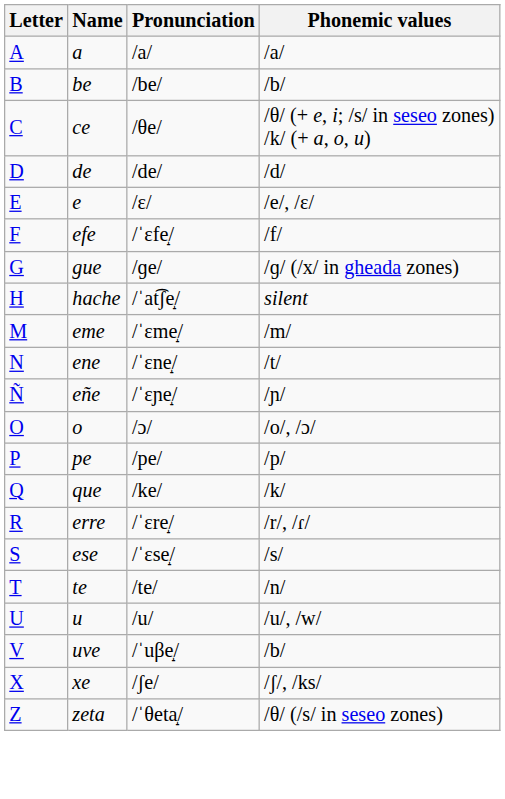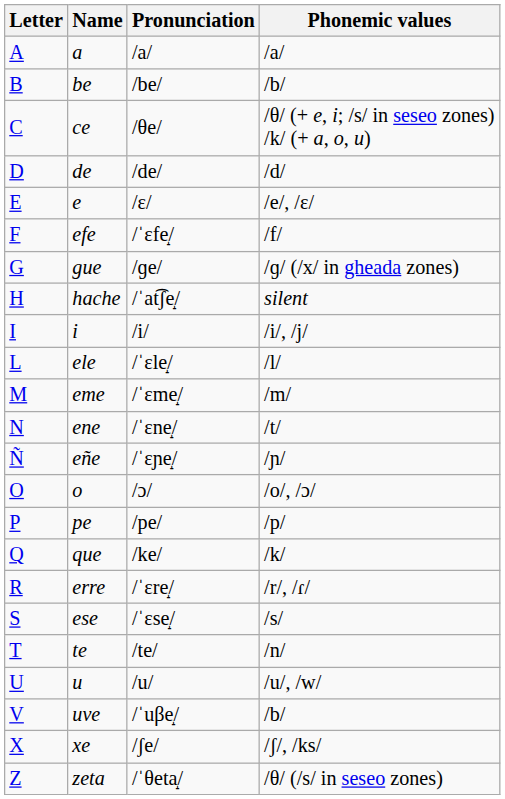+ row: (75, 330)
+ row: (84, 362)
